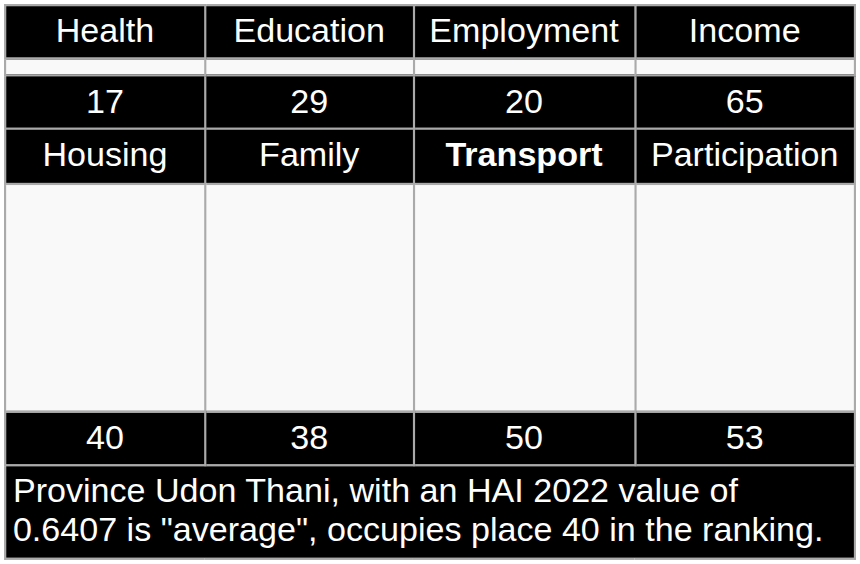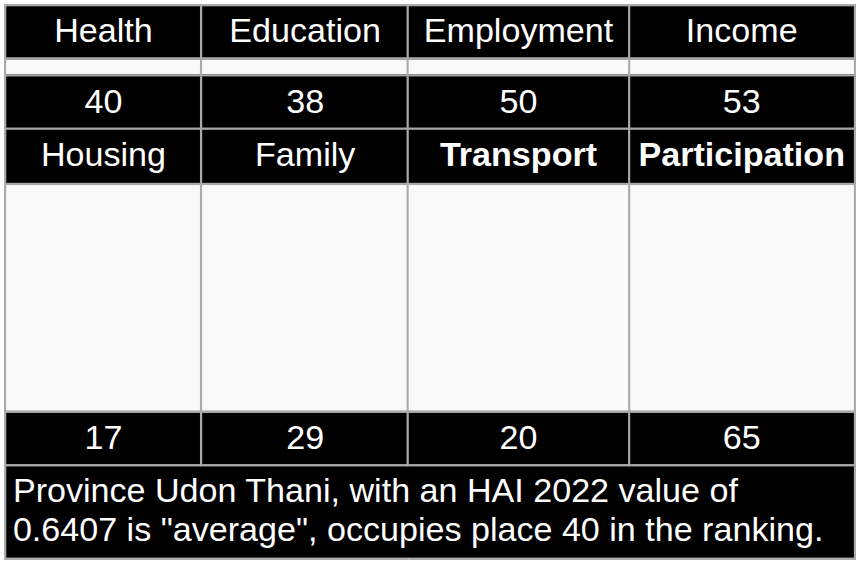rows swapped: (105, 438) <-> (105, 101)
(745, 155) normal -> (742, 155) bold
